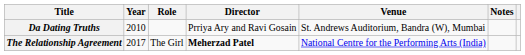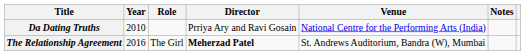(393, 27) St. Andrews Auditorium, Bandra (W), Mumbai -> (393, 27) National Centre for the Performing Arts (India)
(136, 43) 2017 -> (136, 43) 2016
(393, 43) National Centre for the Performing Arts (India) -> (393, 43) St. Andrews Auditorium, Bandra (W), Mumbai
